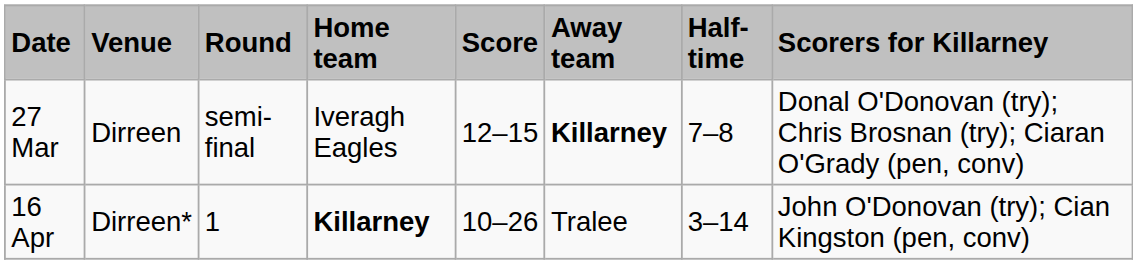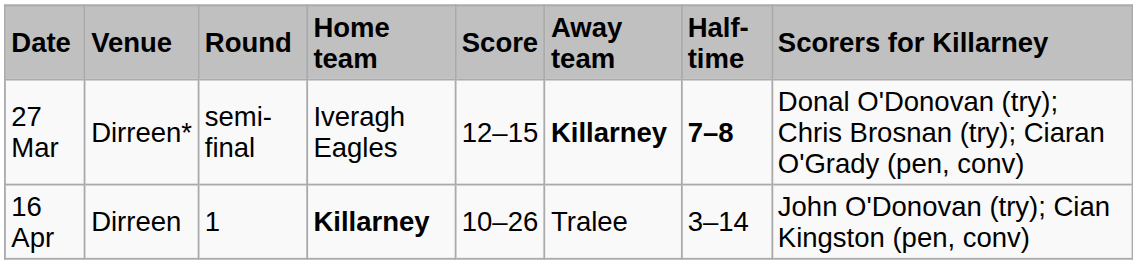(136, 132) Dirreen -> (142, 132) Dirreen*
(711, 132) normal -> (711, 132) bold
(142, 221) Dirreen* -> (136, 221) Dirreen
